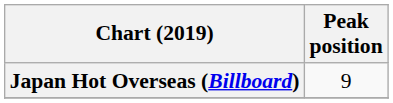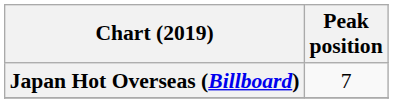(346, 80) 9 -> (346, 80) 7
